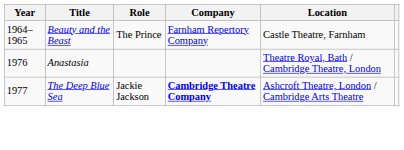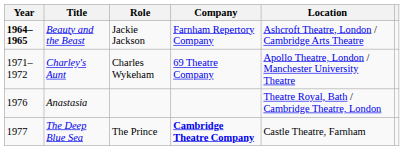(20, 35) normal -> (20, 35) bold
(139, 35) The Prince -> (128, 35) Jackie Jackson
(314, 35) Castle Theatre, Farnham -> (320, 35) Ashcroft Theatre, London / Cambridge Arts Theatre
+ row: (66, 69)
(133, 91) Jackie Jackson -> (135, 131) The Prince
(320, 91) Ashcroft Theatre, London / Cambridge Arts Theatre -> (315, 131) Castle Theatre, Farnham
